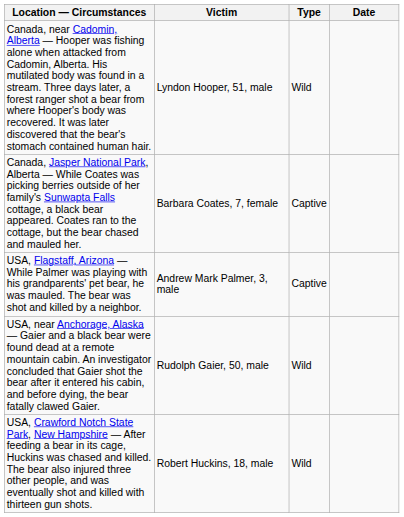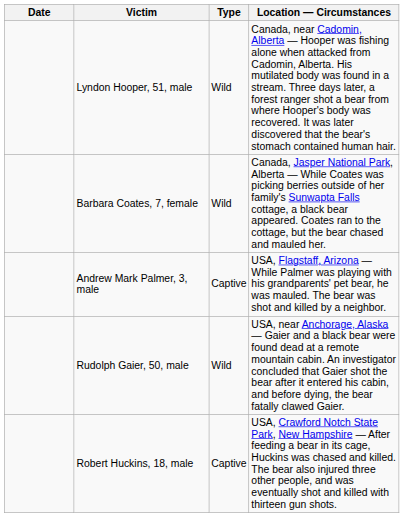columns swapped: (364, 12) <-> (79, 12)
(309, 203) Captive -> (221, 203) Wild
(302, 463) Wild -> (229, 463) Captive
